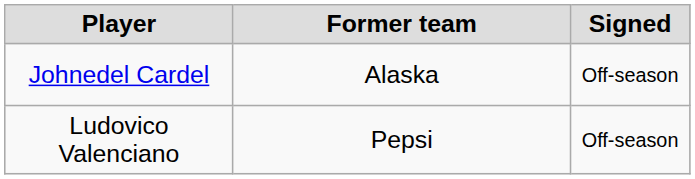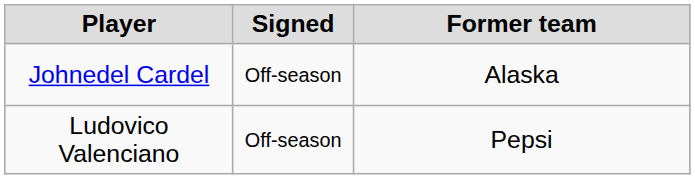columns swapped: (630, 24) <-> (402, 24)
